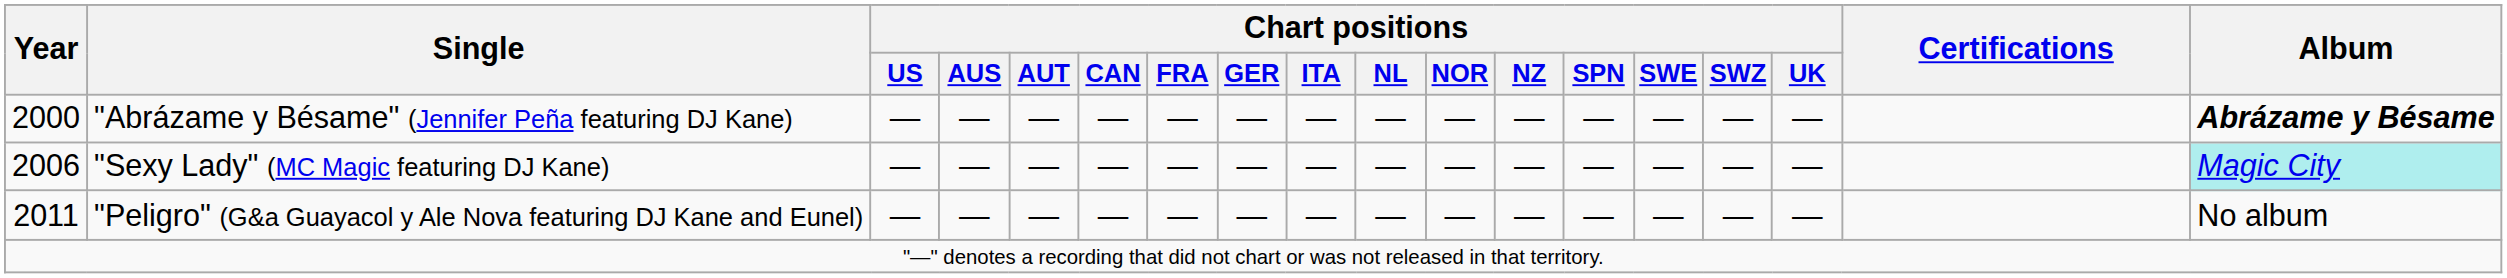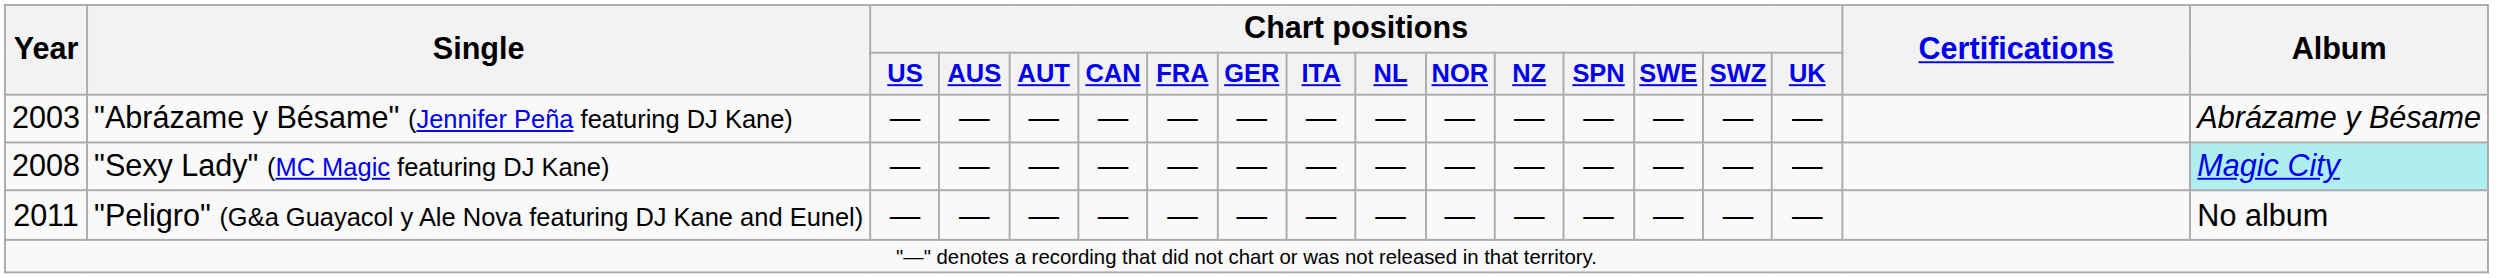(46, 117) 2000 -> (46, 117) 2003
(2346, 117) bold -> (2339, 117) normal
(46, 166) 2006 -> (46, 166) 2008
